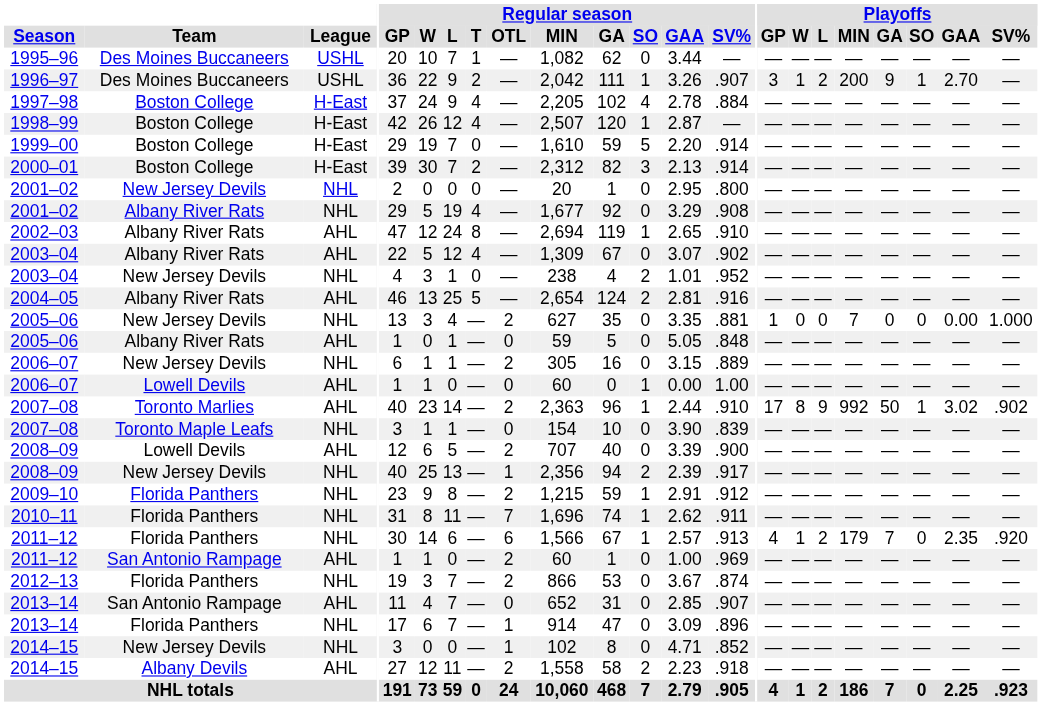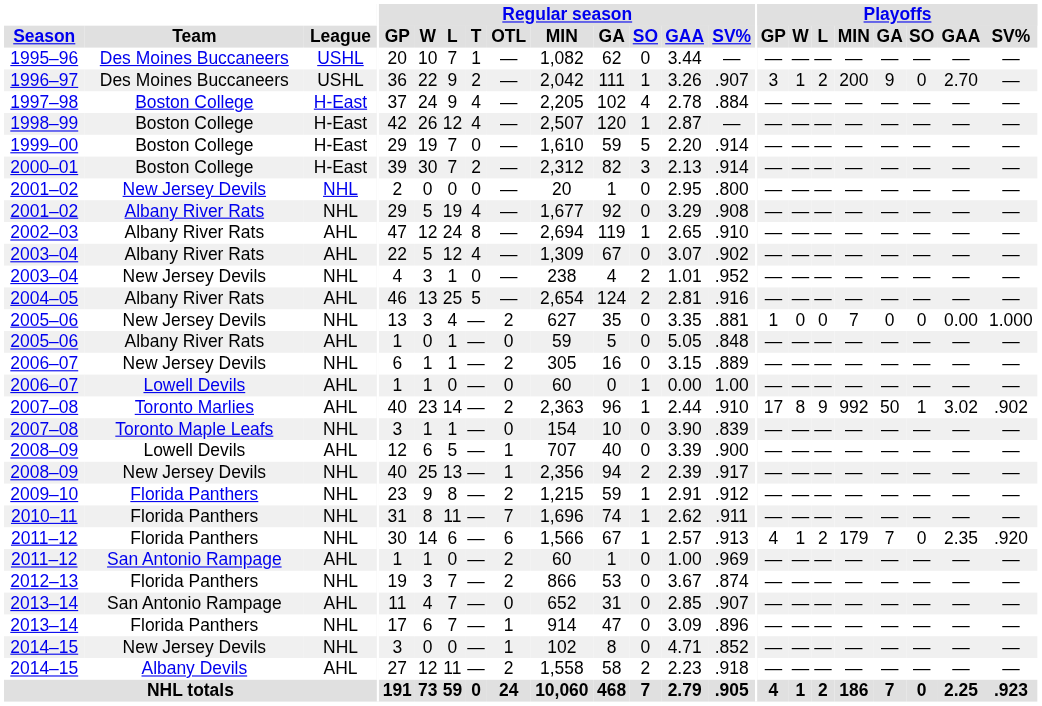(922, 80) 1 -> (922, 80) 0
(509, 450) 2 -> (509, 450) 1
